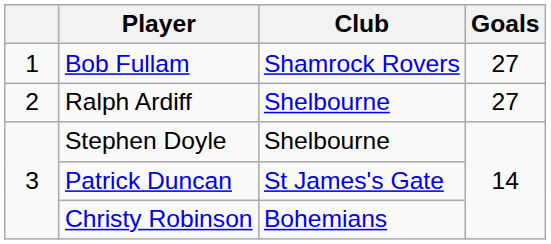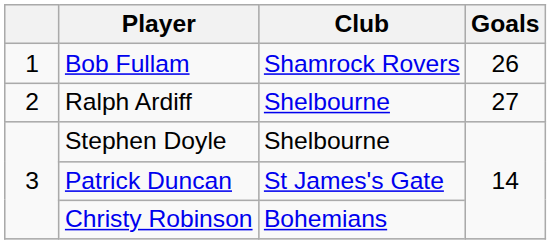(505, 63) 27 -> (505, 63) 26
